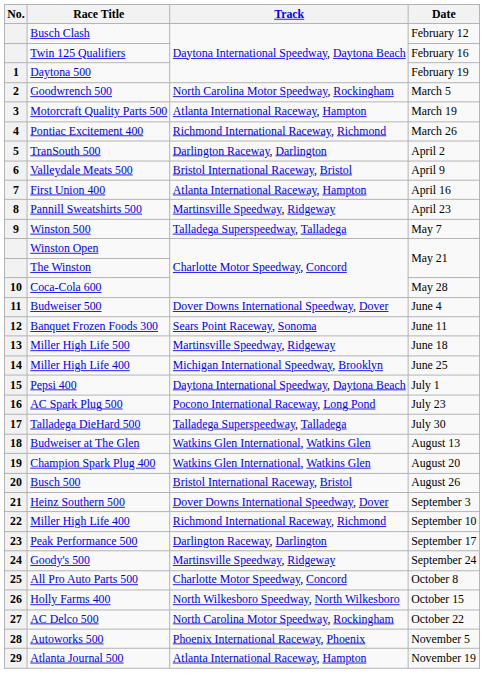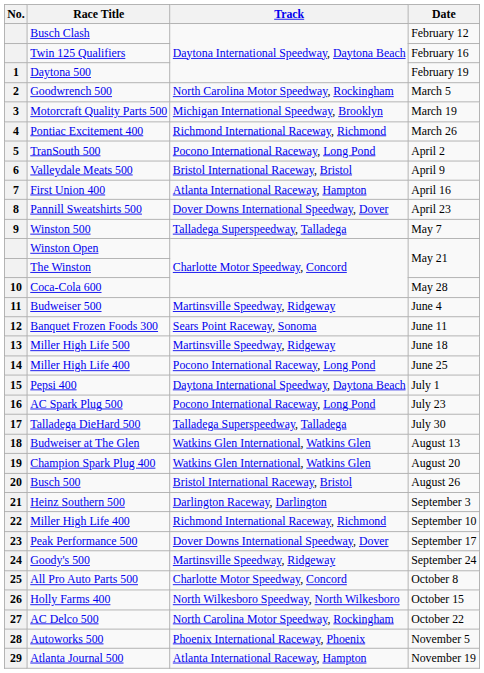(270, 111) Atlanta International Raceway, Hampton -> (278, 111) Michigan International Speedway, Brooklyn
(250, 150) Darlington Raceway, Darlington -> (274, 150) Pocono International Raceway, Long Pond
(254, 209) Martinsville Speedway, Ridgeway -> (281, 209) Dover Downs International Speedway, Dover
(281, 306) Dover Downs International Speedway, Dover -> (254, 306) Martinsville Speedway, Ridgeway
(278, 365) Michigan International Speedway, Brooklyn -> (274, 365) Pocono International Raceway, Long Pond
(281, 501) Dover Downs International Speedway, Dover -> (250, 501) Darlington Raceway, Darlington
(250, 540) Darlington Raceway, Darlington -> (281, 540) Dover Downs International Speedway, Dover
